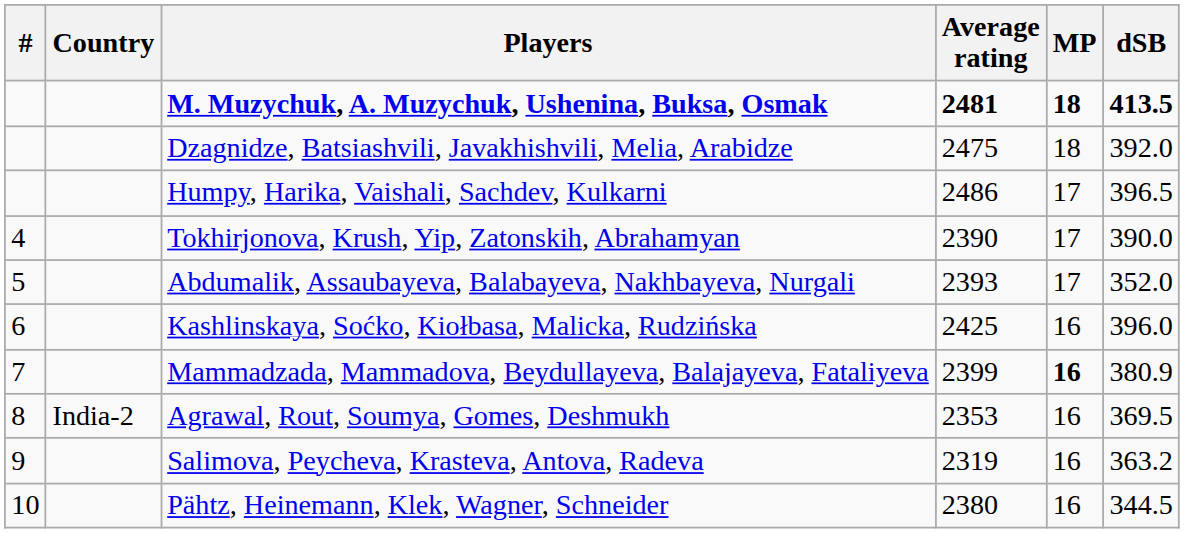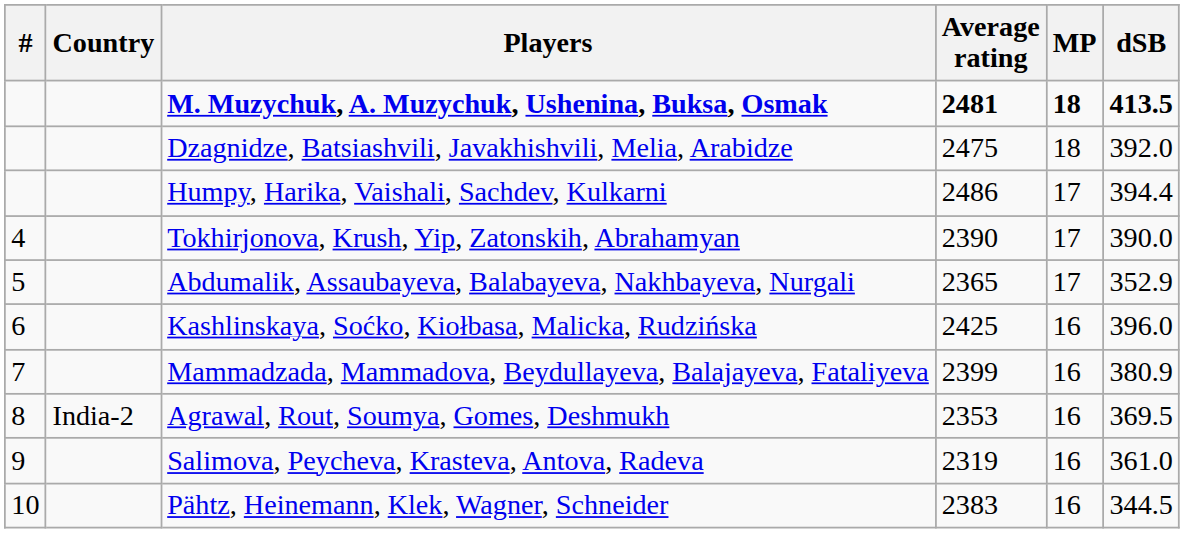(1141, 192) 396.5 -> (1141, 192) 394.4
(970, 281) 2393 -> (970, 281) 2365
(1141, 281) 352.0 -> (1141, 281) 352.9
(1067, 371) bold -> (1067, 371) normal
(1141, 460) 363.2 -> (1141, 460) 361.0
(970, 505) 2380 -> (970, 505) 2383
